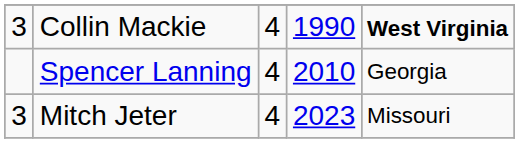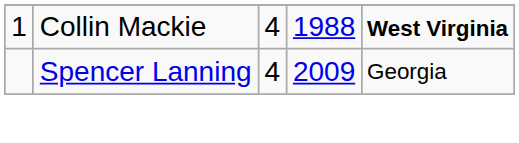(19, 26) 3 -> (19, 26) 1
(324, 26) 1990 -> (324, 26) 1988
(324, 71) 2010 -> (324, 71) 2009
- row: (108, 115)
